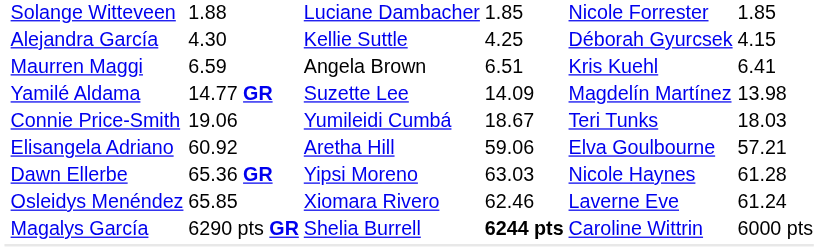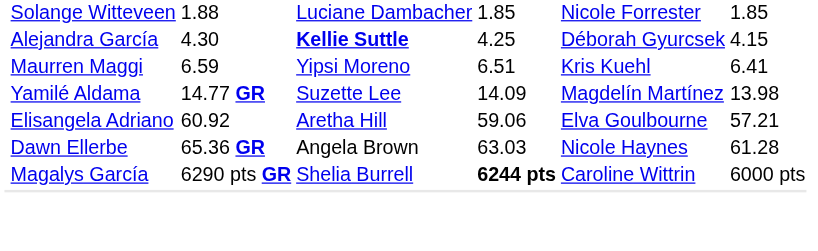(356, 39) normal -> (352, 39) bold
(365, 66) Angela Brown -> (353, 66) Yipsi Moreno
- row: (95, 120)
(361, 175) Yipsi Moreno -> (357, 147) Angela Brown
- row: (97, 202)
